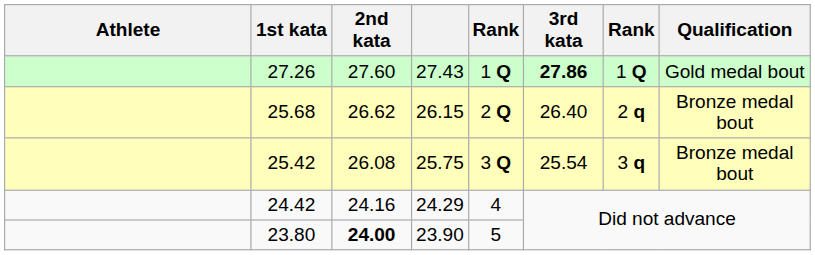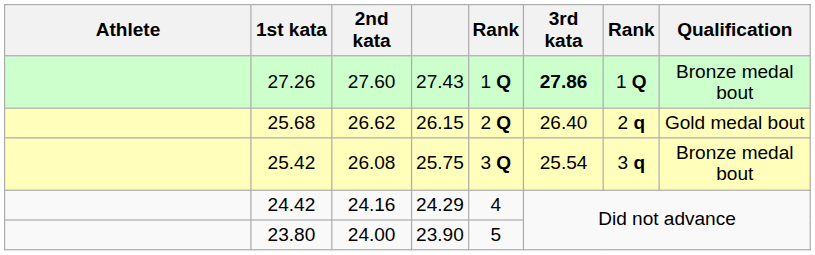(735, 71) Gold medal bout -> (735, 81) Bronze medal bout
(735, 112) Bronze medal bout -> (735, 122) Gold medal bout
(372, 234) bold -> (372, 234) normal
